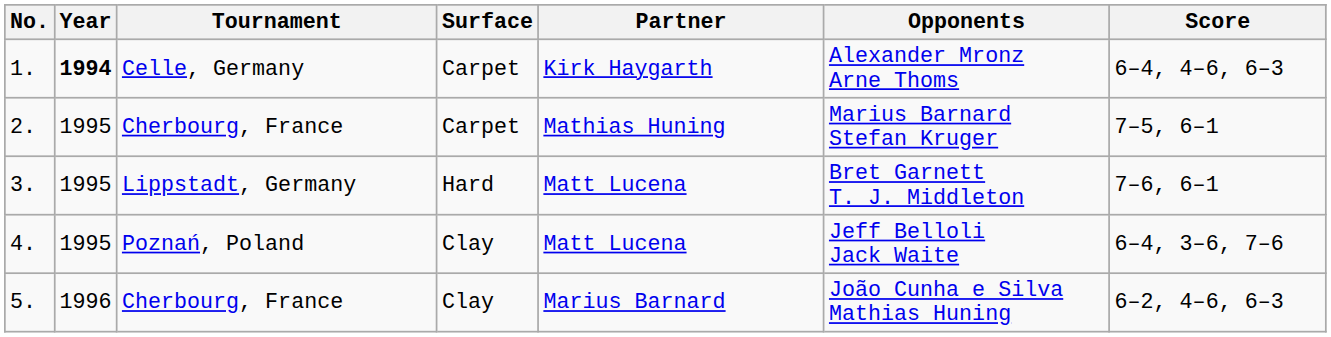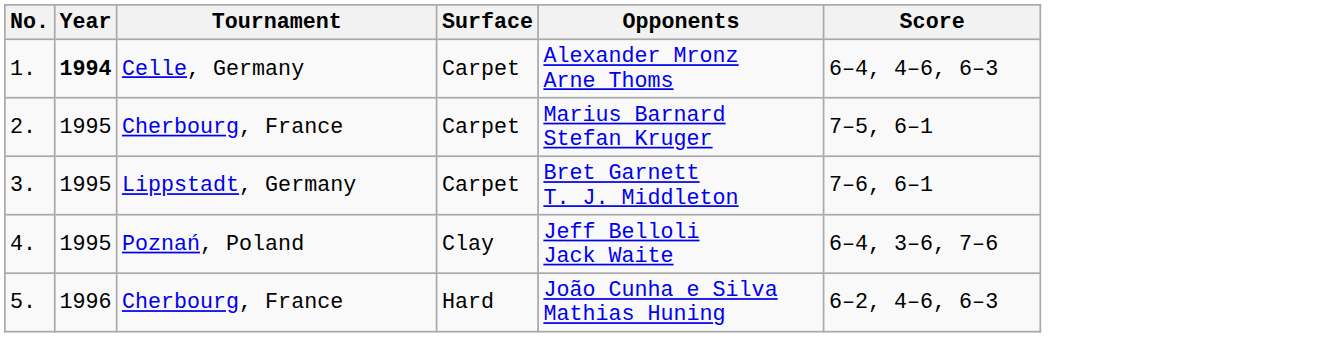- column: (681, 22)
(468, 185) Hard -> (481, 185) Carpet
(468, 302) Clay -> (468, 302) Hard
